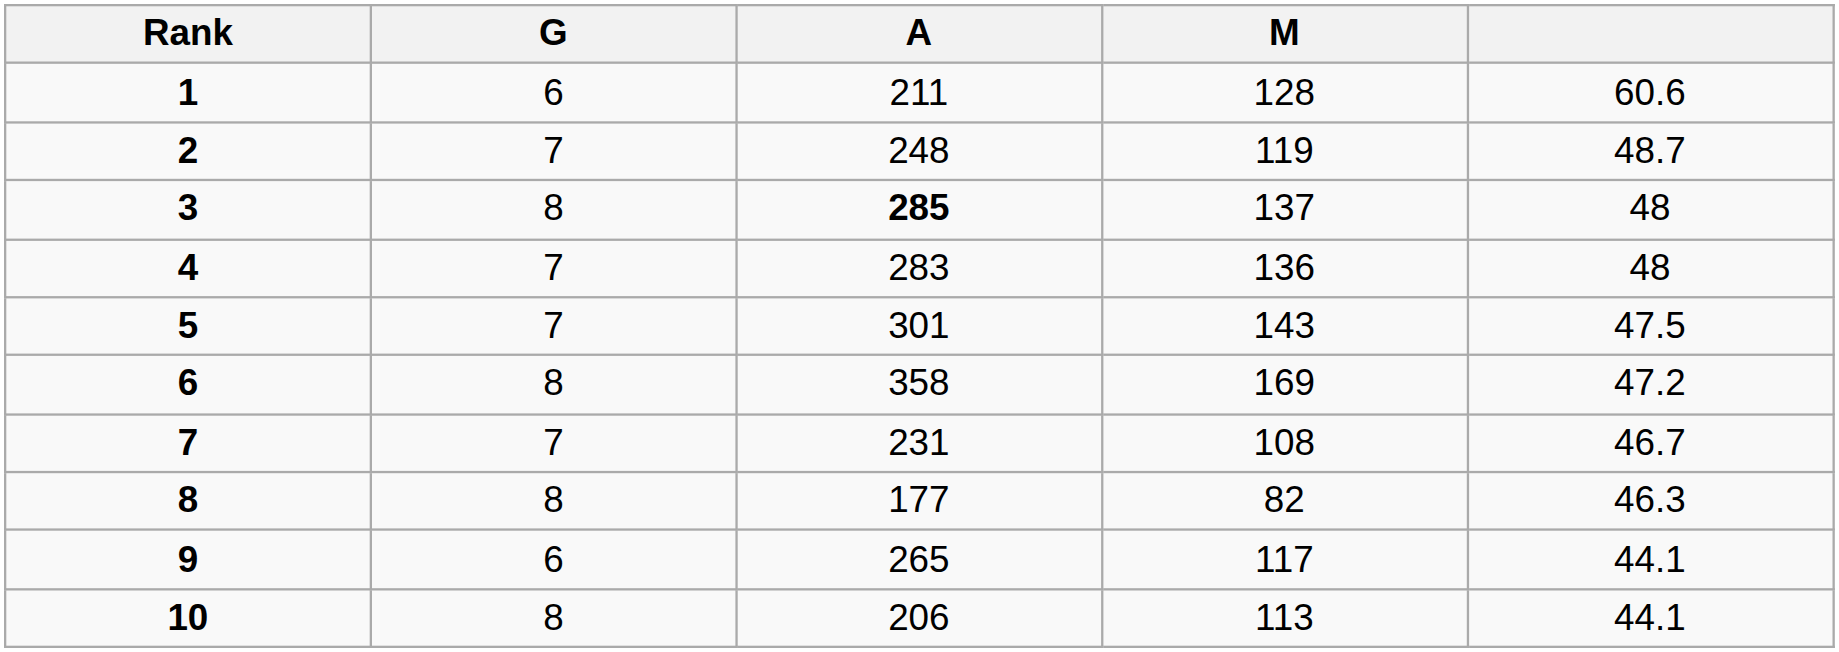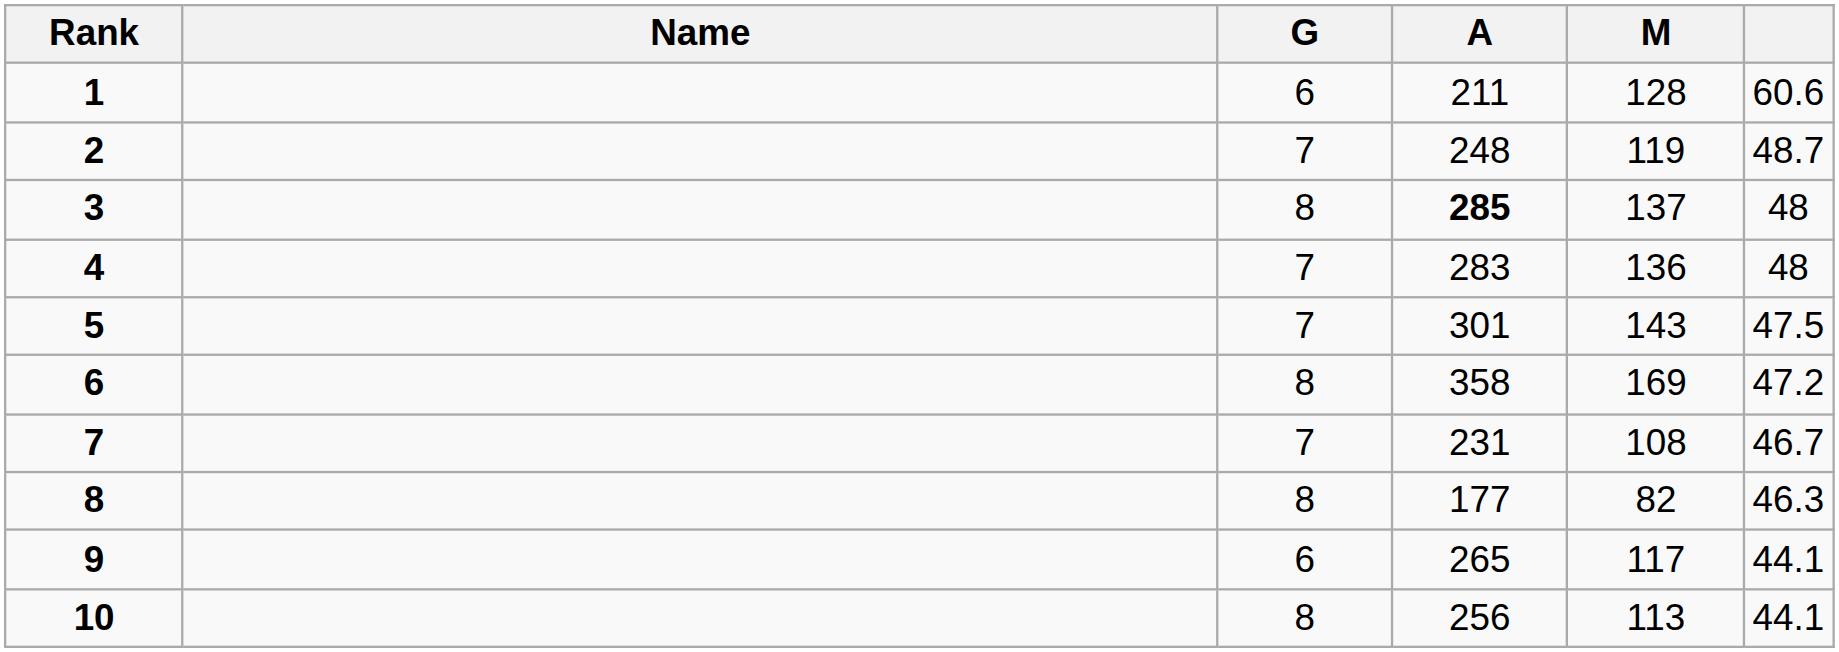+ column: (700, 33)
(919, 617) 206 -> (1480, 617) 256
